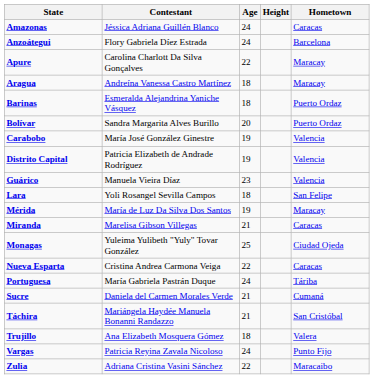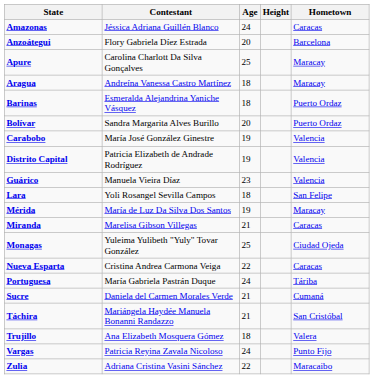(246, 42) 24 -> (246, 42) 20
(246, 62) 22 -> (246, 62) 25
